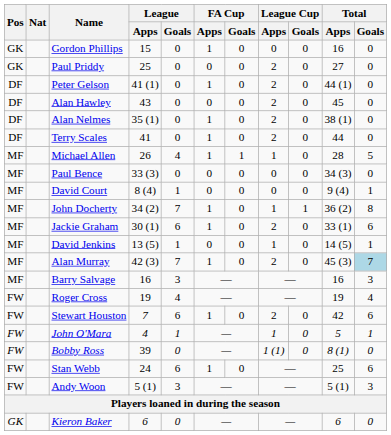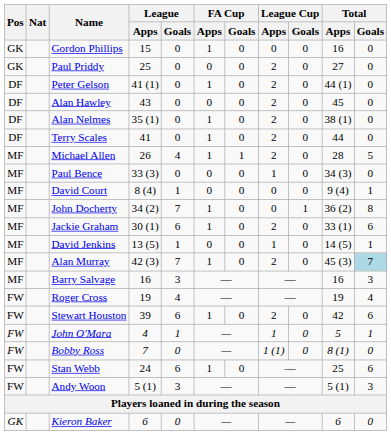(274, 155) 1 -> (274, 155) 2
(274, 173) 0 -> (274, 173) 1
(274, 208) 1 -> (274, 208) 0
(145, 315) 7 -> (145, 315) 39
(145, 350) 39 -> (145, 350) 7
